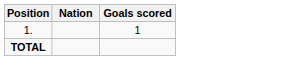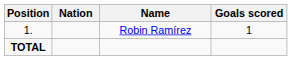+ column: (155, 13)
